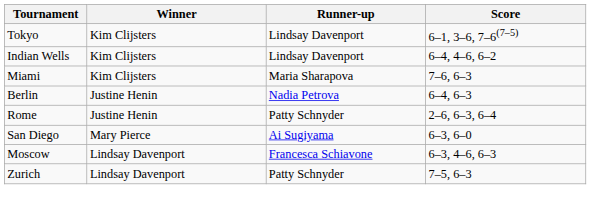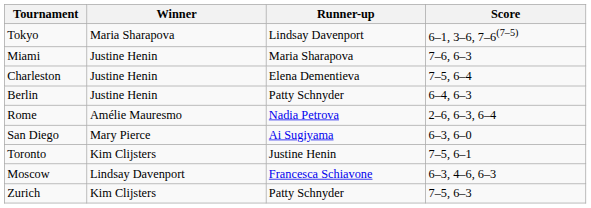(123, 35) Kim Clijsters -> (132, 35) Maria Sharapova
- row: (38, 56)
(123, 76) Kim Clijsters -> (124, 56) Justine Henin
+ row: (34, 76)
(304, 95) Nadia Petrova -> (306, 95) Patty Schnyder
(124, 115) Justine Henin -> (136, 115) Amélie Mauresmo
(306, 115) Patty Schnyder -> (304, 115) Nadia Petrova
+ row: (27, 154)
(137, 173) Lindsay Davenport -> (123, 193) Kim Clijsters
